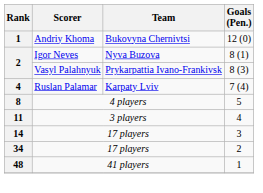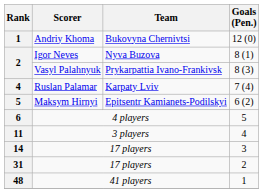+ row: (66, 102)
(18, 102) 8 -> (18, 117) 6
(18, 149) 34 -> (18, 165) 31
